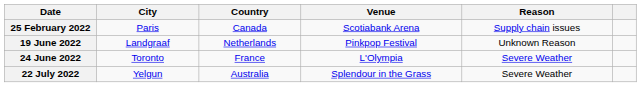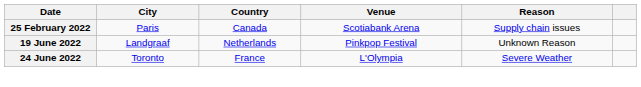- row: (50, 74)
